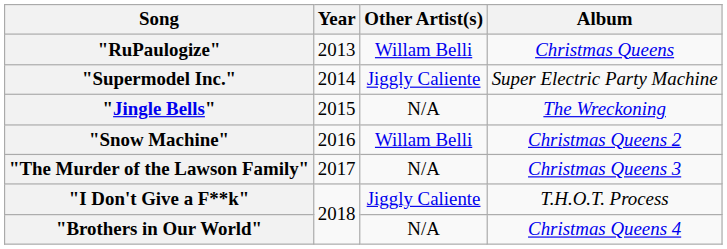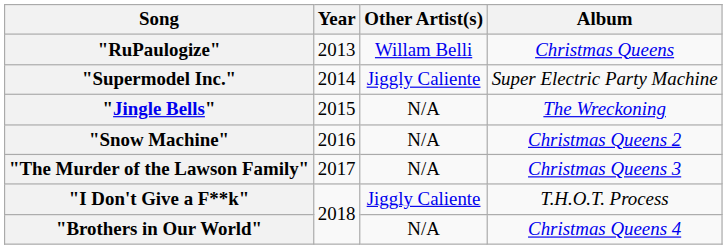(424, 139) Willam Belli -> (424, 139) N/A
